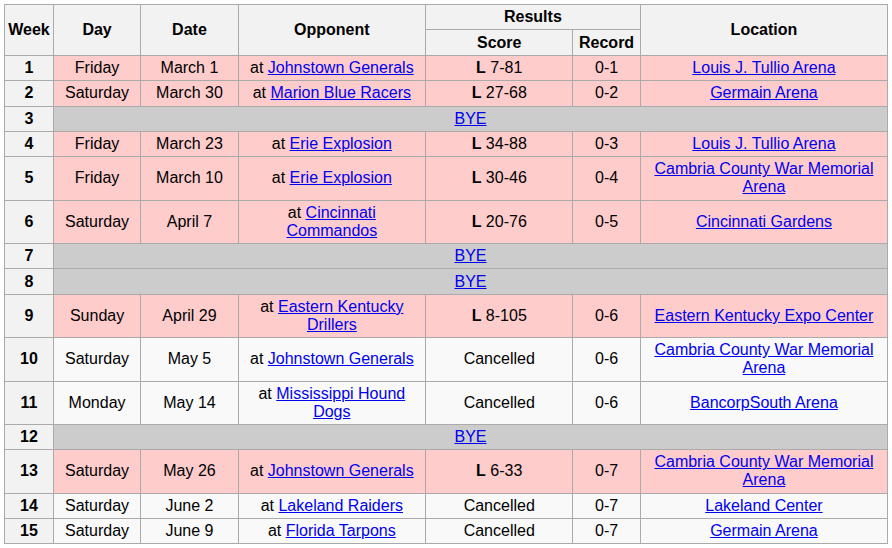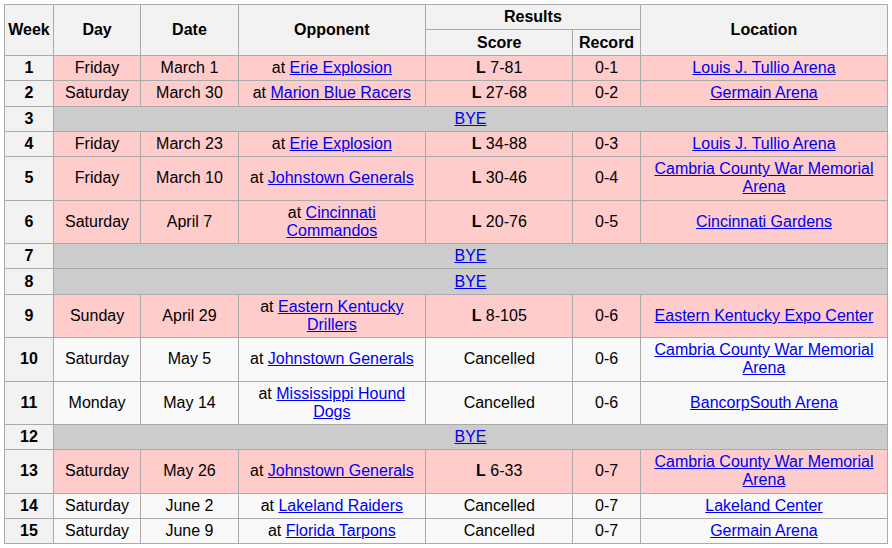(332, 67) at Johnstown Generals -> (332, 67) at Erie Explosion
(332, 178) at Erie Explosion -> (332, 178) at Johnstown Generals
